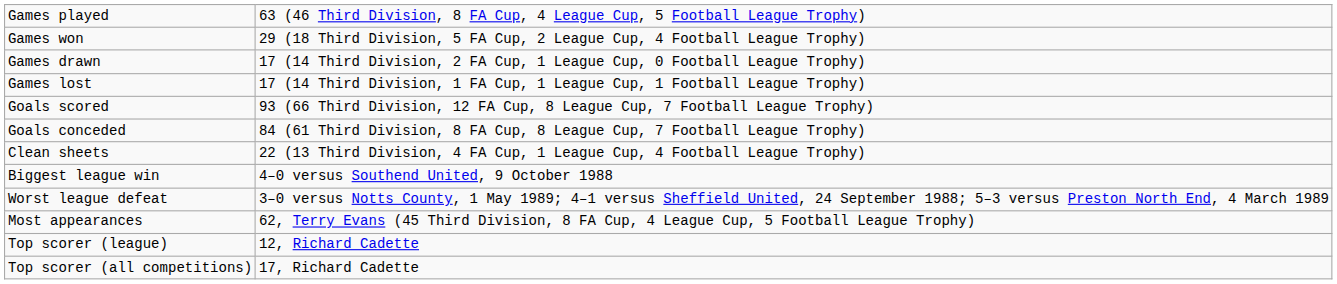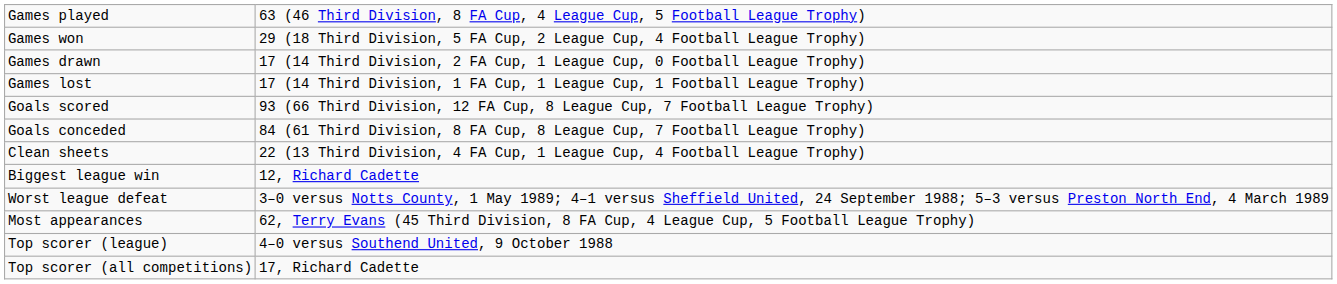(436, 176) 4–0 versus Southend United, 9 October 1988 -> (339, 176) 12, Richard Cadette
(339, 245) 12, Richard Cadette -> (436, 245) 4–0 versus Southend United, 9 October 1988
